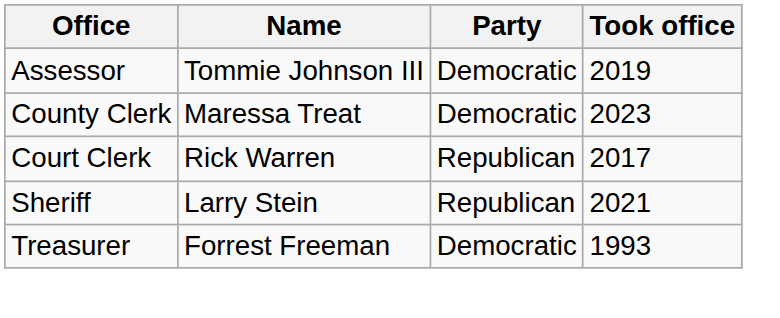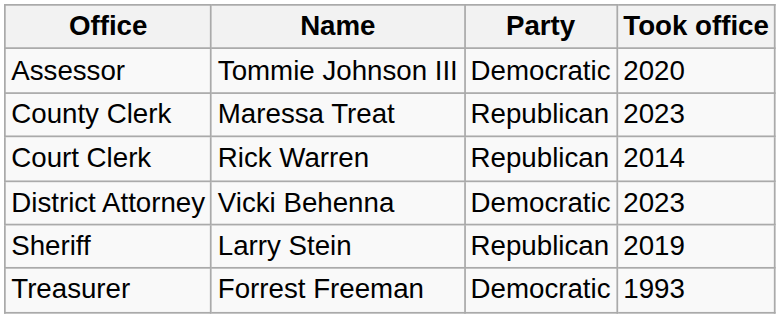(620, 70) 2019 -> (654, 70) 2020
(507, 114) Democratic -> (540, 114) Republican
(620, 158) 2017 -> (654, 158) 2014
+ row: (108, 202)
(620, 202) 2021 -> (654, 245) 2019
